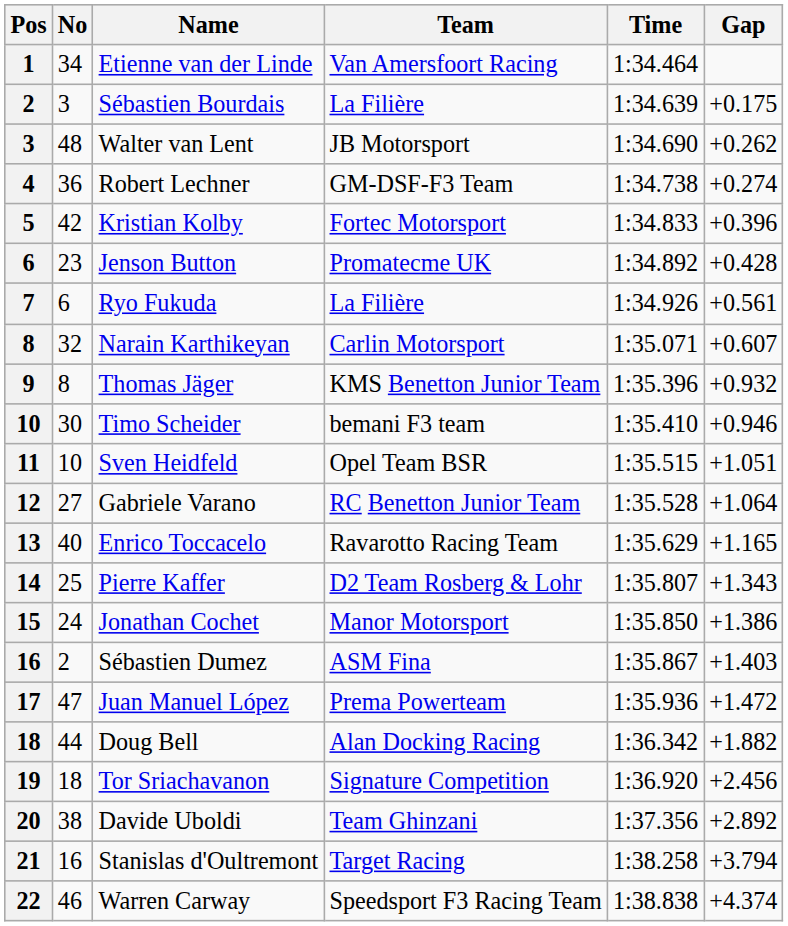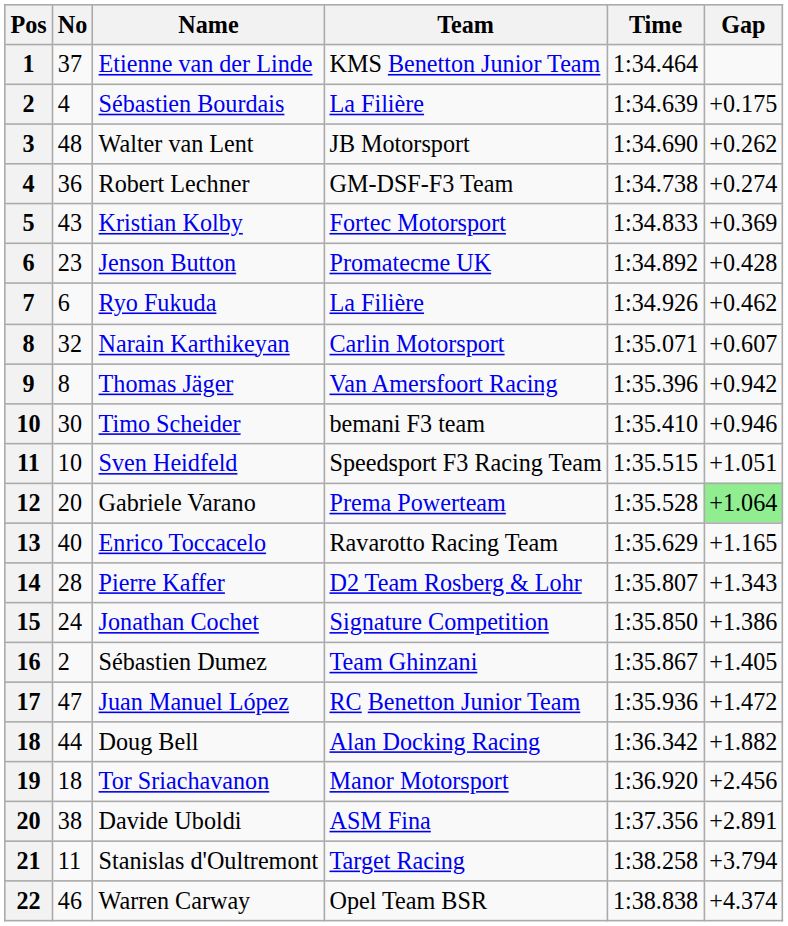(70, 64) 34 -> (70, 64) 37
(444, 64) Van Amersfoort Racing -> (465, 64) KMS Benetton Junior Team
(64, 104) 3 -> (64, 104) 4
(70, 223) 42 -> (70, 223) 43
(743, 223) +0.396 -> (743, 223) +0.369
(743, 303) +0.561 -> (743, 303) +0.462
(465, 383) KMS Benetton Junior Team -> (444, 383) Van Amersfoort Racing
(743, 383) +0.932 -> (743, 383) +0.942
(408, 462) Opel Team BSR -> (466, 462) Speedsport F3 Racing Team
(70, 502) 27 -> (70, 502) 20
(455, 502) RC Benetton Junior Team -> (418, 502) Prema Powerteam
(743, 502) no background -> (743, 502) lightgreen background
(70, 582) 25 -> (70, 582) 28
(419, 622) Manor Motorsport -> (439, 622) Signature Competition
(380, 662) ASM Fina -> (403, 662) Team Ghinzani
(743, 662) +1.403 -> (743, 662) +1.405
(418, 702) Prema Powerteam -> (455, 702) RC Benetton Junior Team
(439, 781) Signature Competition -> (419, 781) Manor Motorsport
(403, 821) Team Ghinzani -> (380, 821) ASM Fina
(743, 821) +2.892 -> (743, 821) +2.891
(70, 861) 16 -> (69, 861) 11
(466, 901) Speedsport F3 Racing Team -> (408, 901) Opel Team BSR
